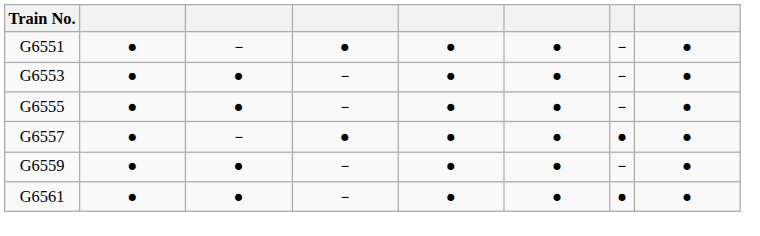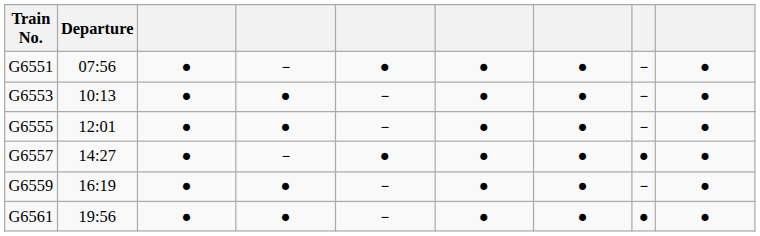+ column: (97, 28)
